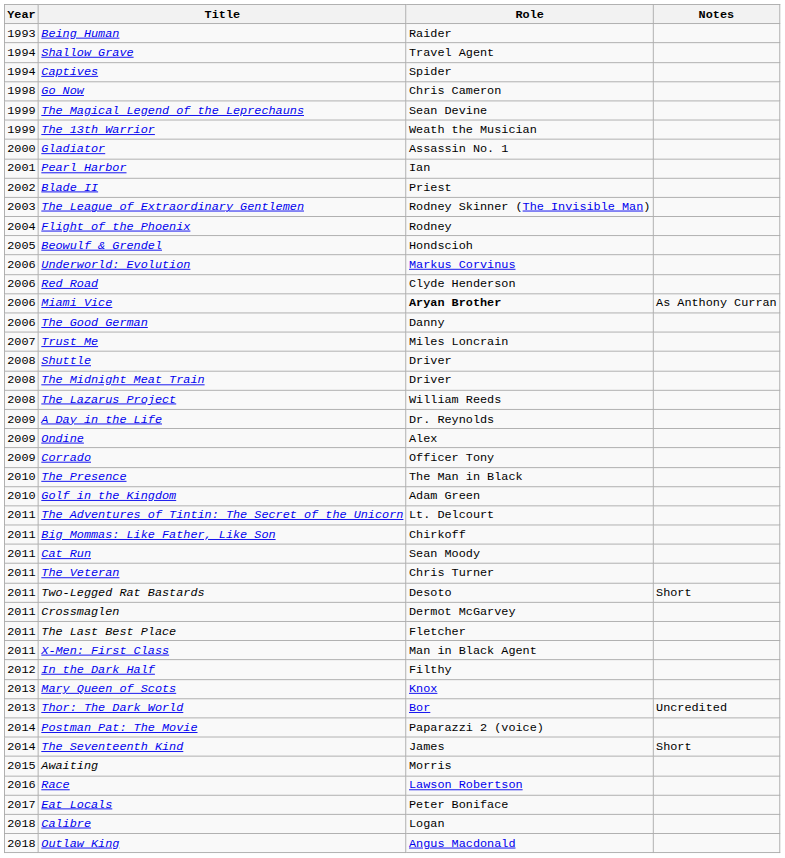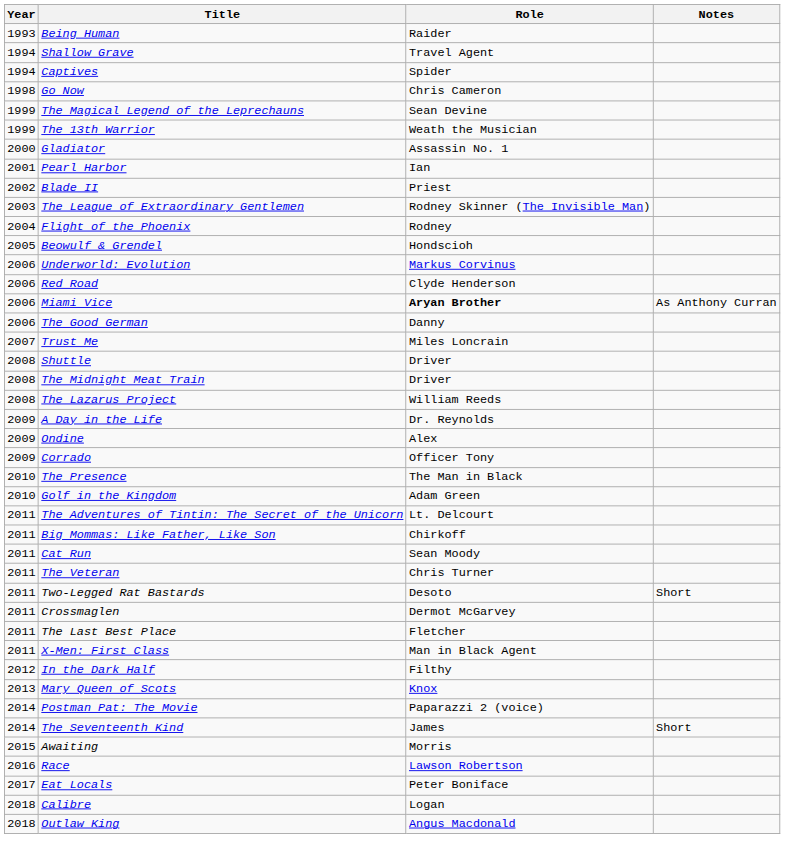- row: (112, 708)
